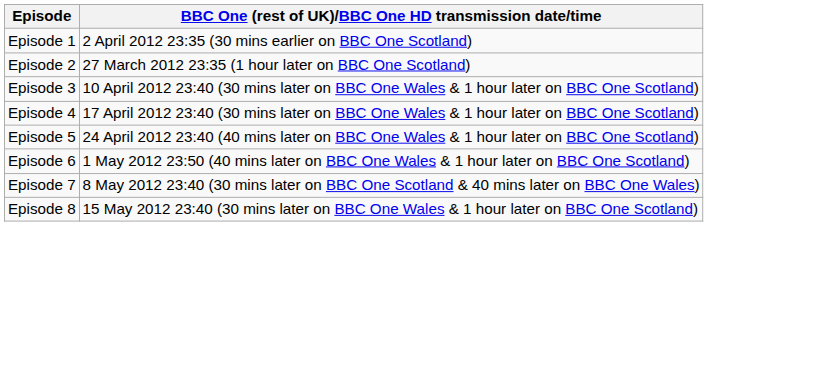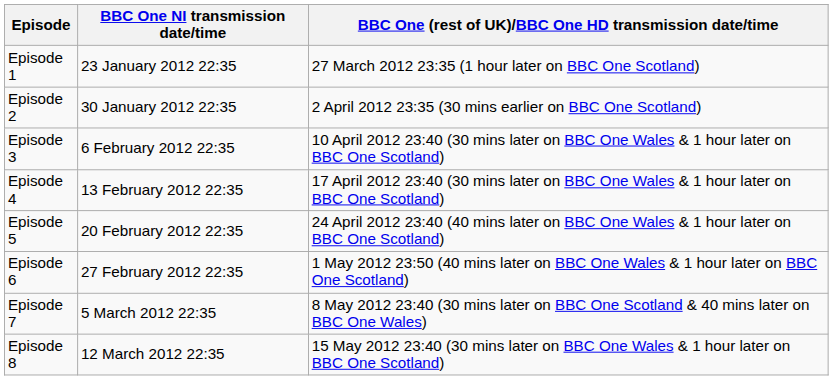+ column: (193, 25)
(277, 40) 2 April 2012 23:35 (30 mins earlier on BBC One Scotland) -> (506, 66) 27 March 2012 23:35 (1 hour later on BBC One Scotland)
(277, 64) 27 March 2012 23:35 (1 hour later on BBC One Scotland) -> (506, 107) 2 April 2012 23:35 (30 mins earlier on BBC One Scotland)
